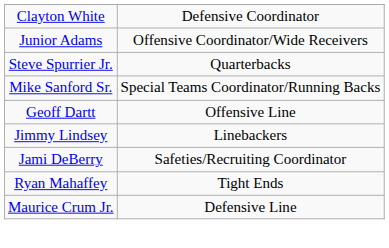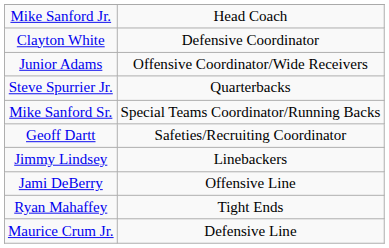+ row: (61, 16)
(250, 111) Offensive Line -> (250, 135) Safeties/Recruiting Coordinator
(250, 159) Safeties/Recruiting Coordinator -> (250, 183) Offensive Line
